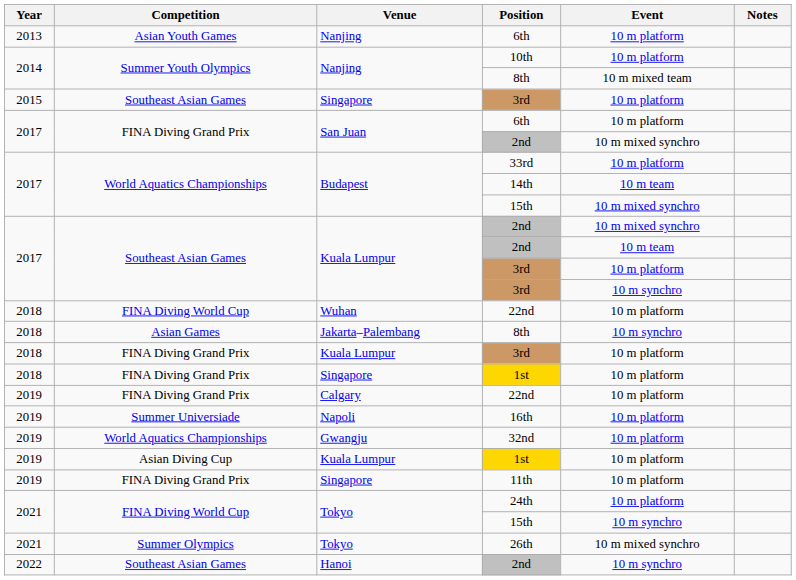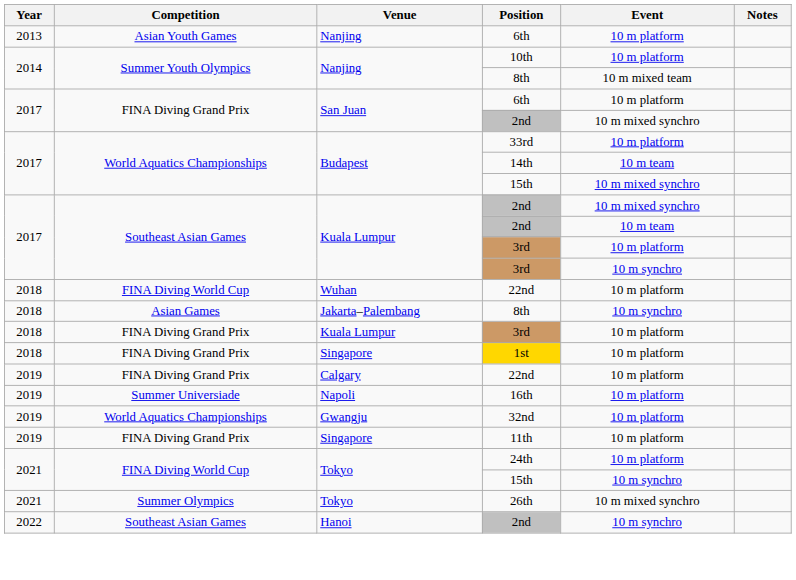- row: (346, 100)
- row: (358, 459)
